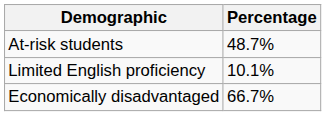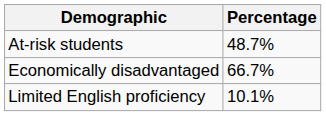rows swapped: (114, 96) <-> (107, 70)
